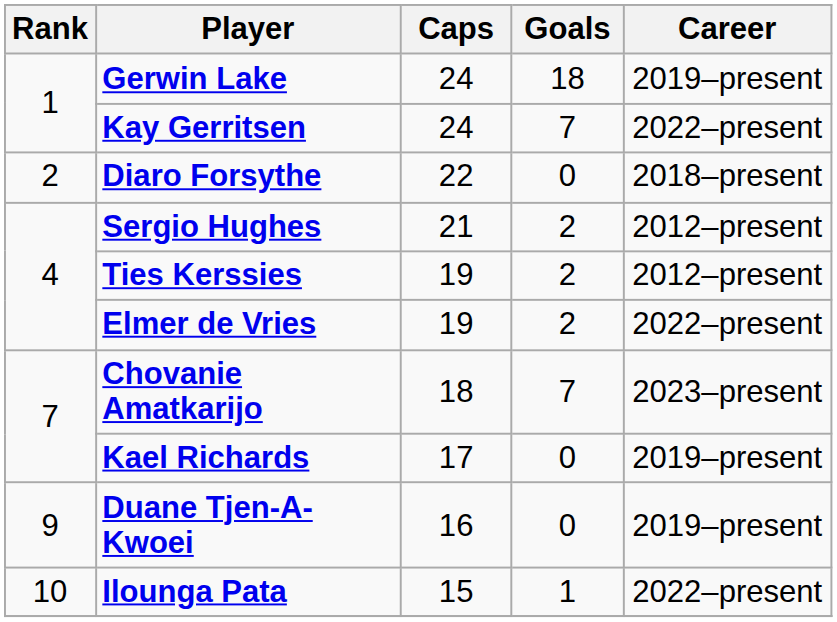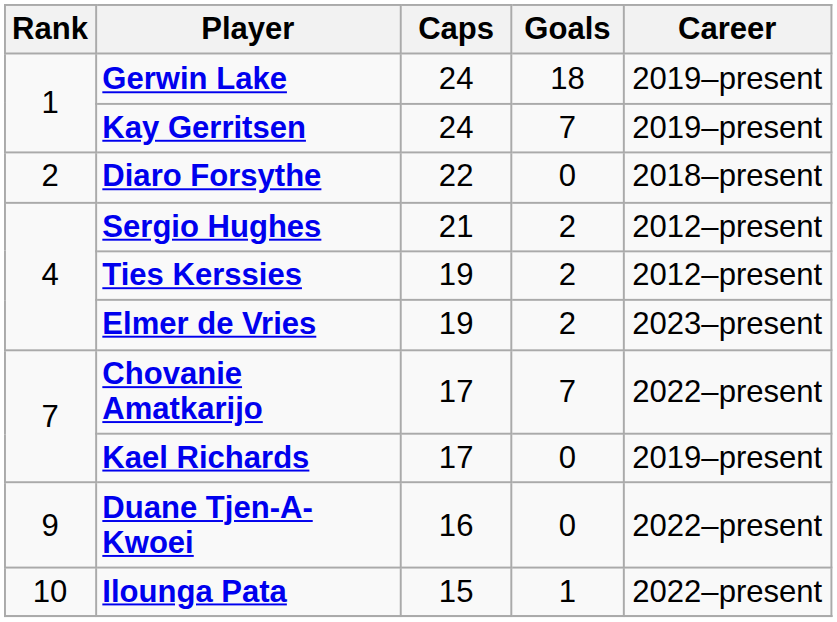(727, 127) 2022–present -> (727, 127) 2019–present
(727, 324) 2022–present -> (727, 324) 2023–present
(456, 391) 18 -> (456, 391) 17
(727, 391) 2023–present -> (727, 391) 2022–present
(727, 524) 2019–present -> (727, 524) 2022–present
